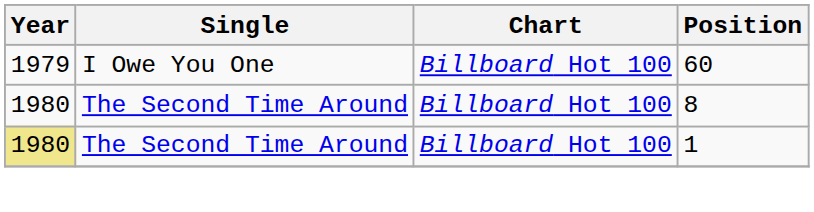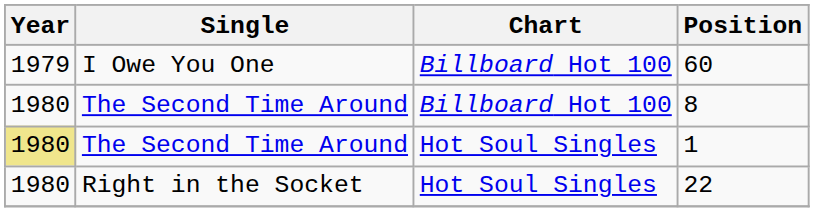(546, 146) Billboard Hot 100 -> (538, 146) Hot Soul Singles
+ row: (698, 186)
